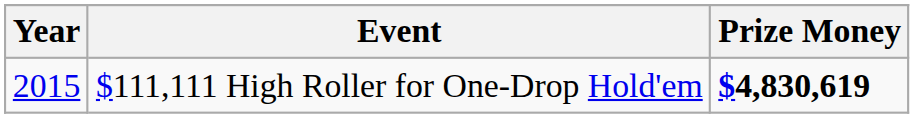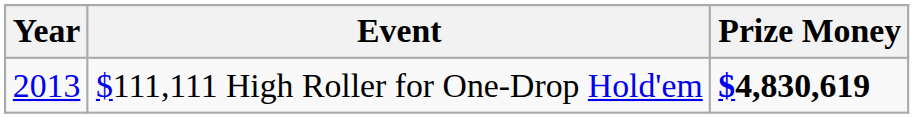(47, 84) 2015 -> (47, 84) 2013
